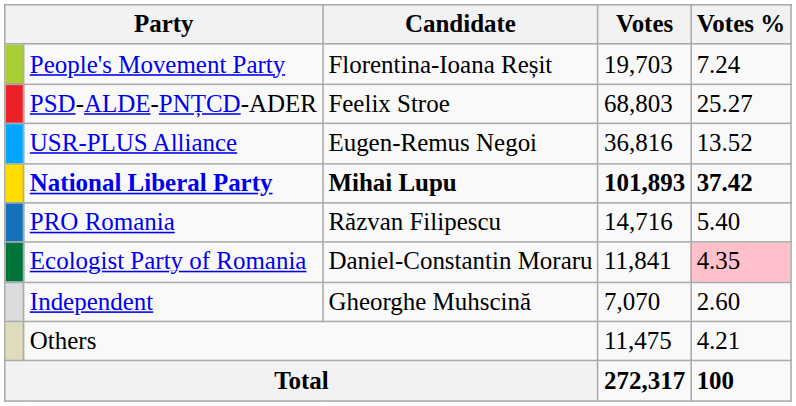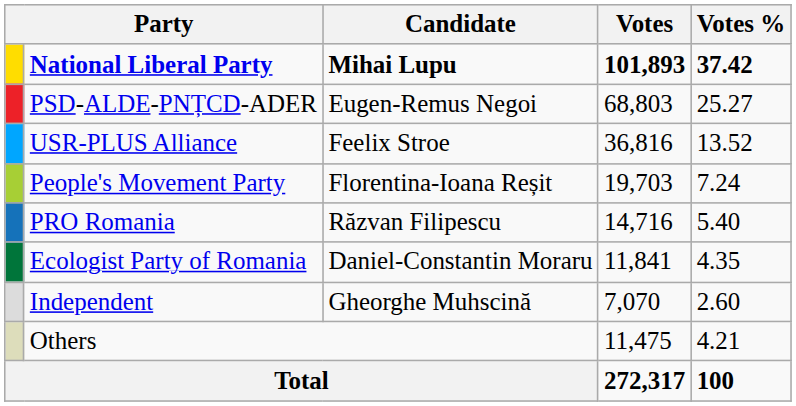rows swapped: (151, 182) <-> (158, 63)
(389, 103) Feelix Stroe -> (433, 103) Eugen-Remus Negoi
(433, 143) Eugen-Remus Negoi -> (389, 143) Feelix Stroe
(718, 261) pink background -> (718, 261) no background
